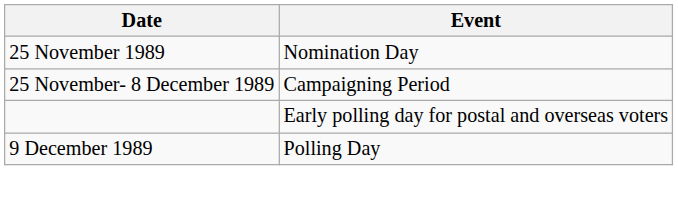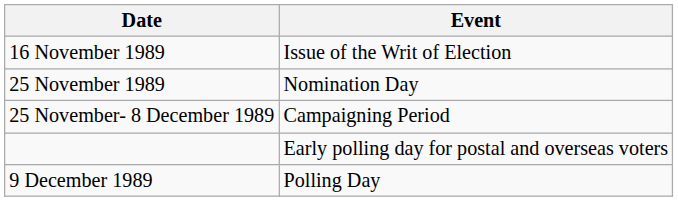+ row: (87, 52)
